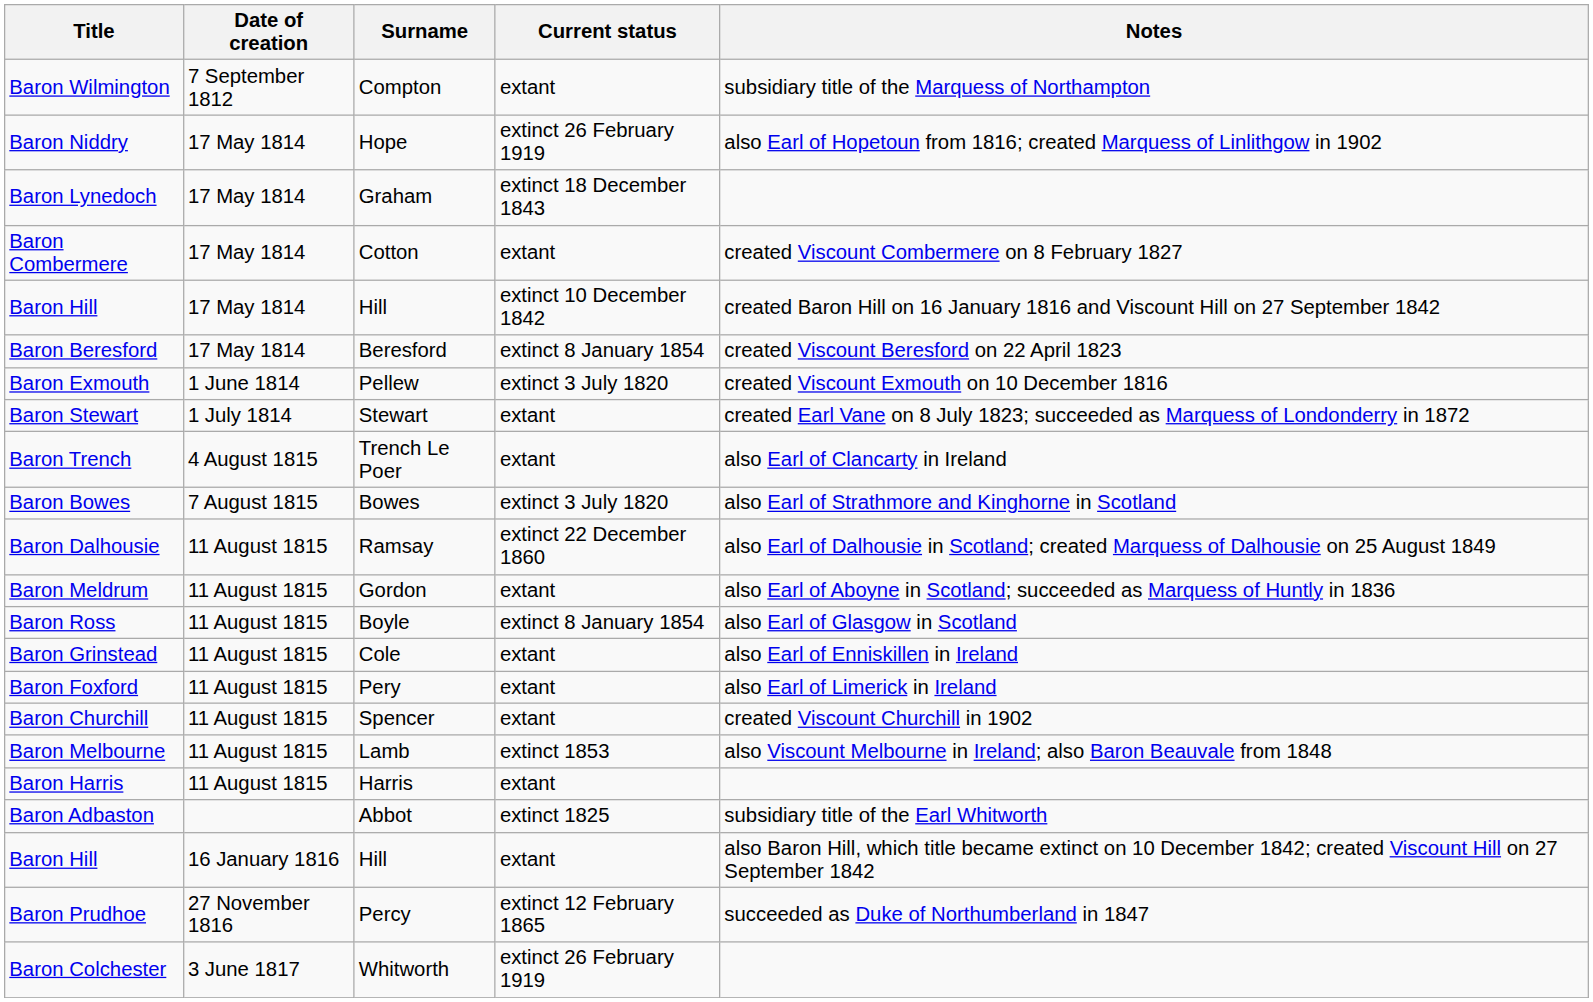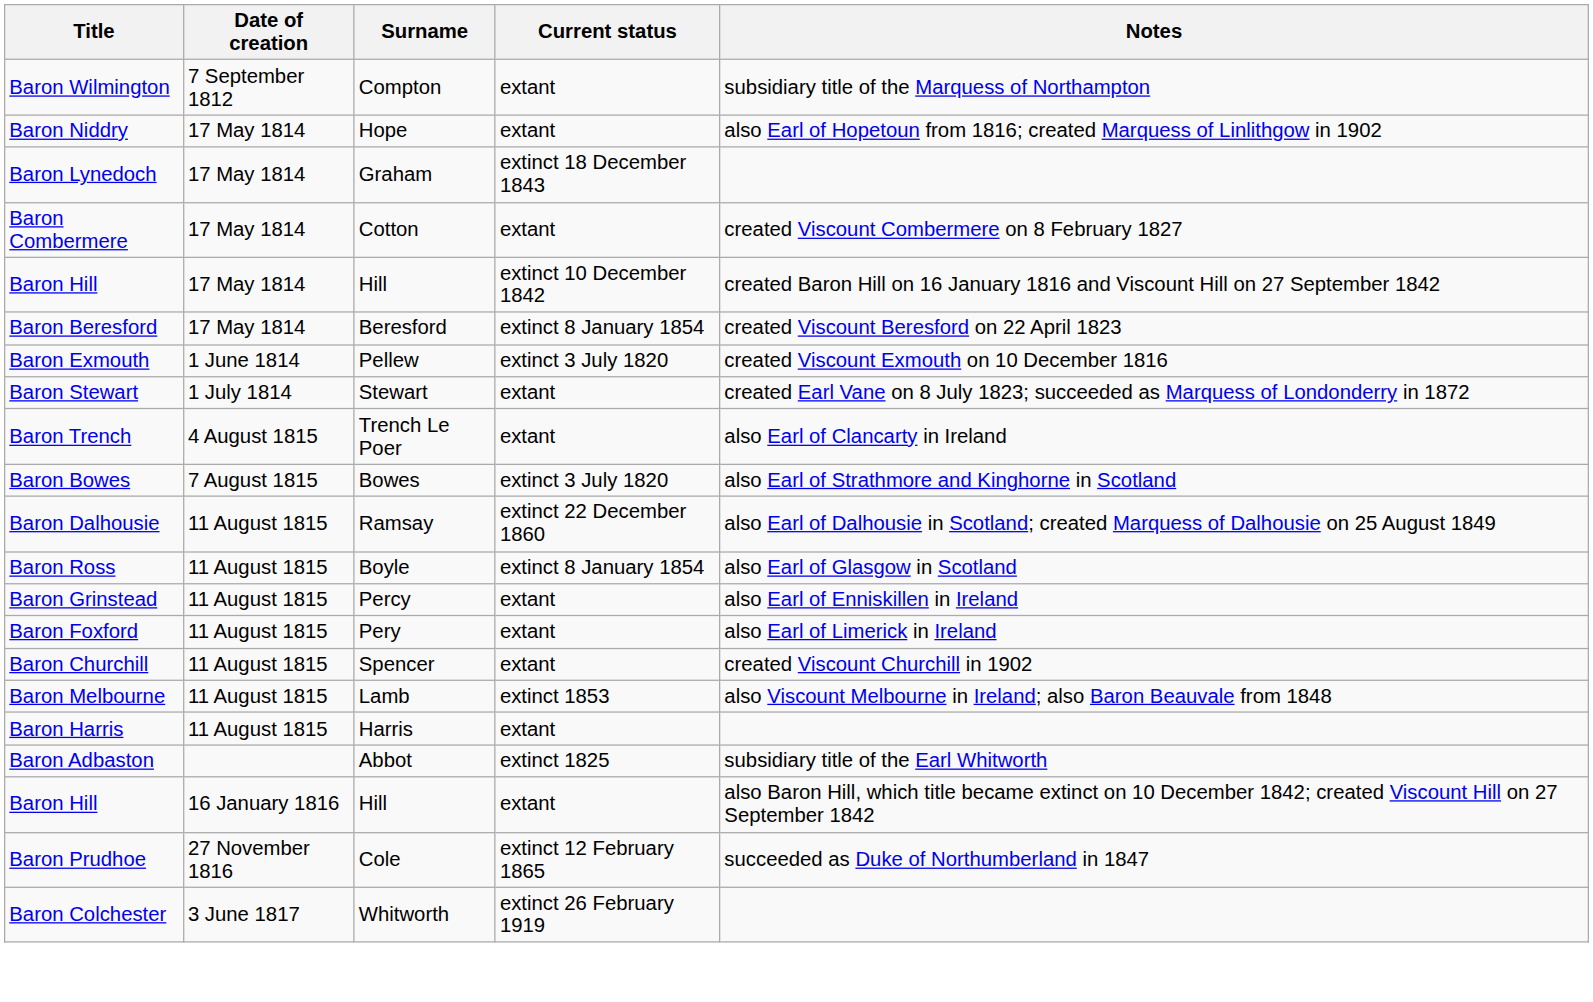(587, 142) extinct 26 February 1919 -> (528, 130) extant
- row: (79, 590)
(380, 654) Cole -> (385, 599) Percy
(385, 914) Percy -> (380, 859) Cole
